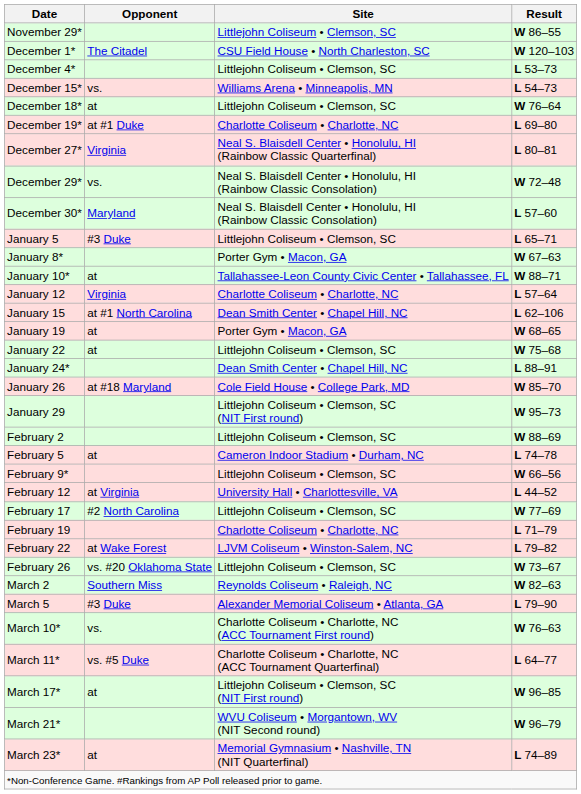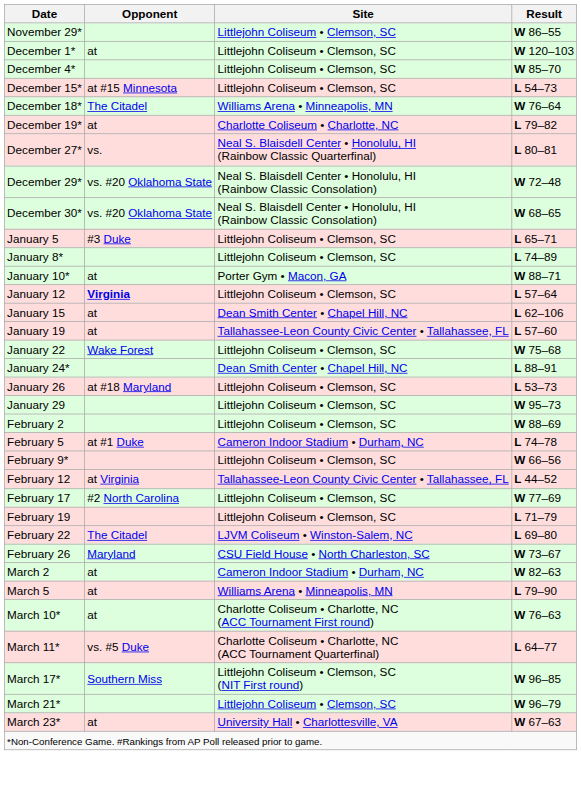(117, 51) The Citadel -> (92, 51) at
(324, 51) CSU Field House • North Charleston, SC -> (307, 51) Littlejohn Coliseum • Clemson, SC
(536, 69) L 53–73 -> (538, 69) W 85–70
(95, 88) vs. -> (132, 88) at #15 Minnesota
(305, 88) Williams Arena • Minneapolis, MN -> (307, 88) Littlejohn Coliseum • Clemson, SC
(92, 106) at -> (117, 106) The Citadel
(307, 106) Littlejohn Coliseum • Clemson, SC -> (305, 106) Williams Arena • Minneapolis, MN
(116, 125) at #1 Duke -> (92, 125) at
(536, 125) L 69–80 -> (536, 125) L 79–82
(107, 150) Virginia -> (95, 150) vs.
(95, 182) vs. -> (150, 182) vs. #20 Oklahoma State
(111, 213) Maryland -> (150, 213) vs. #20 Oklahoma State
(536, 213) L 57–60 -> (538, 213) W 68–65
(282, 257) Porter Gym • Macon, GA -> (307, 257) Littlejohn Coliseum • Clemson, SC
(538, 257) W 67–63 -> (536, 257) L 74–89
(363, 275) Tallahassee-Leon County Civic Center • Tallahassee, FL -> (282, 275) Porter Gym • Macon, GA
(107, 294) normal -> (109, 294) bold
(308, 294) Charlotte Coliseum • Charlotte, NC -> (307, 294) Littlejohn Coliseum • Clemson, SC
(140, 313) at #1 North Carolina -> (92, 313) at
(282, 331) Porter Gym • Macon, GA -> (363, 331) Tallahassee-Leon County Civic Center • Tallahassee, FL
(538, 331) W 68–65 -> (536, 331) L 57–60
(92, 350) at -> (120, 350) Wake Forest
(314, 387) Cole Field House • College Park, MD -> (307, 387) Littlejohn Coliseum • Clemson, SC
(538, 387) W 85–70 -> (536, 387) L 53–73
(307, 412) Littlejohn Coliseum • Clemson, SC (NIT First round) -> (307, 405) Littlejohn Coliseum • Clemson, SC
(92, 455) at -> (116, 442) at #1 Duke
(308, 492) University Hall • Charlottesville, VA -> (363, 479) Tallahassee-Leon County Civic Center • Tallahassee, FL
(308, 529) Charlotte Coliseum • Charlotte, NC -> (307, 516) Littlejohn Coliseum • Clemson, SC
(127, 548) at Wake Forest -> (117, 535) The Citadel
(536, 548) L 79–82 -> (536, 535) L 69–80
(150, 566) vs. #20 Oklahoma State -> (111, 553) Maryland
(307, 566) Littlejohn Coliseum • Clemson, SC -> (324, 553) CSU Field House • North Charleston, SC
(125, 585) Southern Miss -> (92, 572) at
(305, 585) Reynolds Coliseum • Raleigh, NC -> (321, 572) Cameron Indoor Stadium • Durham, NC
(109, 604) #3 Duke -> (92, 590) at
(330, 604) Alexander Memorial Coliseum • Atlanta, GA -> (305, 590) Williams Arena • Minneapolis, MN
(95, 629) vs. -> (92, 615) at
(92, 692) at -> (125, 679) Southern Miss
(307, 723) WVU Coliseum • Morgantown, WV (NIT Second round) -> (307, 704) Littlejohn Coliseum • Clemson, SC
(314, 755) Memorial Gymnasium • Nashville, TN (NIT Quarterfinal) -> (308, 722) University Hall • Charlottesville, VA
(536, 755) L 74–89 -> (538, 722) W 67–63
